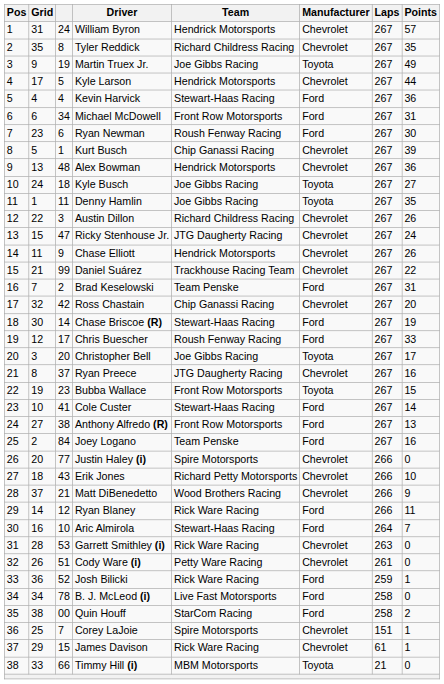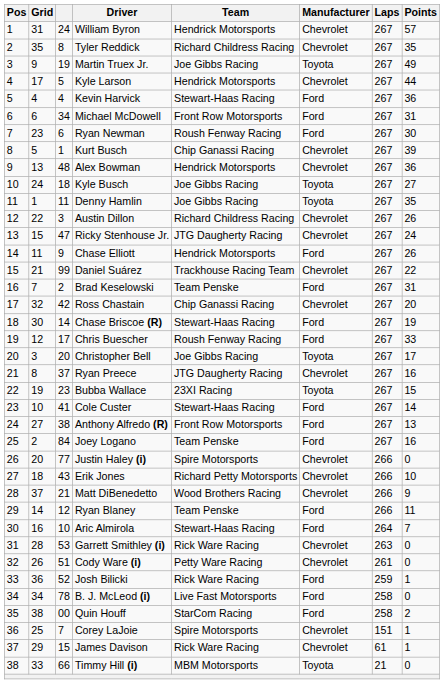(325, 253) Chevrolet -> (313, 253) Ford
(228, 390) Front Row Motorsports -> (203, 390) 23XI Racing
(216, 510) Rick Ware Racing -> (206, 510) Team Penske
